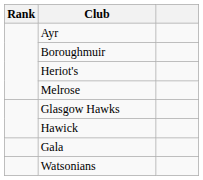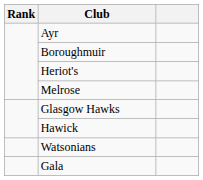rows swapped: (52, 147) <-> (68, 166)
